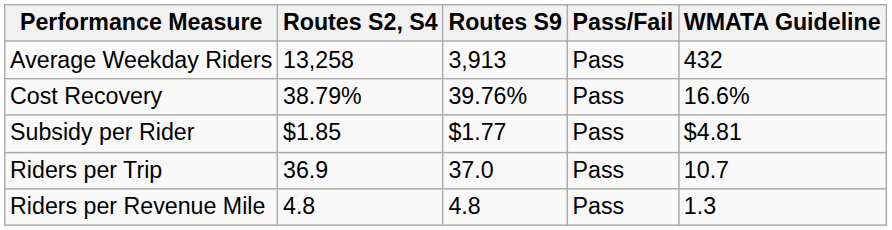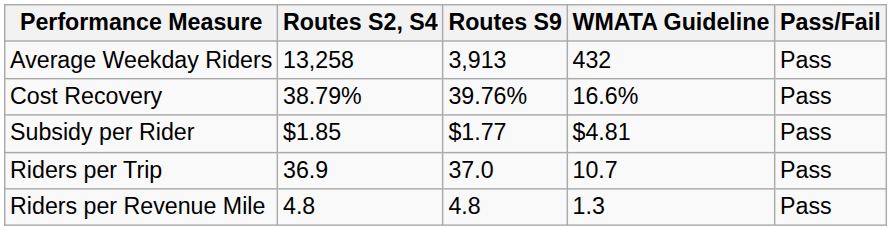columns swapped: (782, 22) <-> (623, 22)
